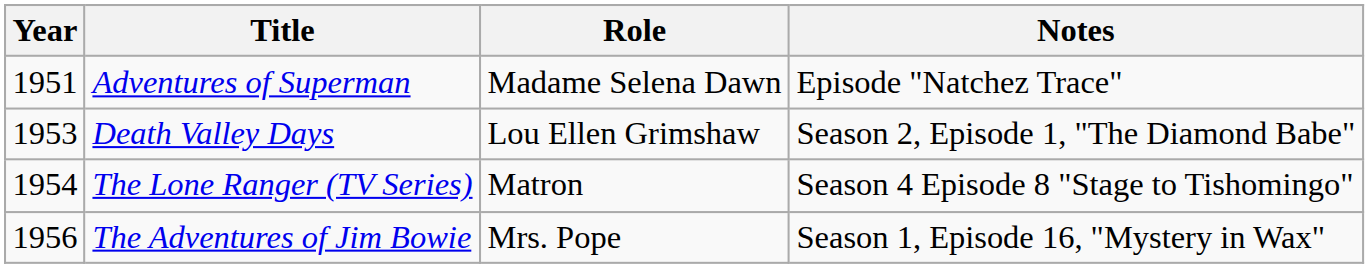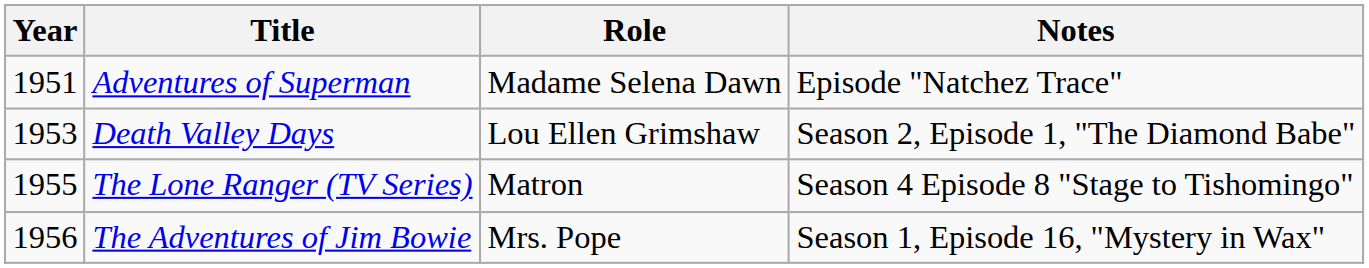(45, 184) 1954 -> (45, 184) 1955
